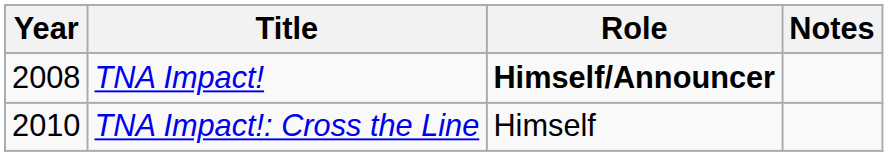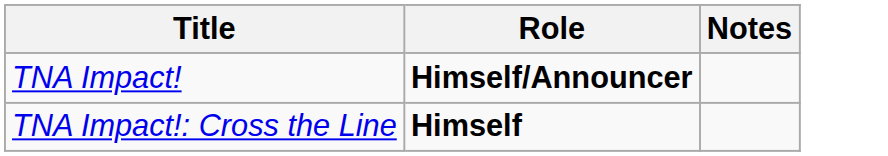- column: (46, 28)
(545, 126) normal -> (466, 126) bold
